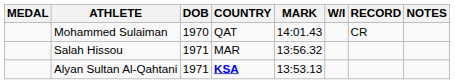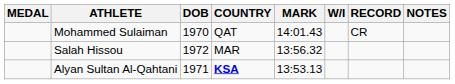(196, 50) 1971 -> (196, 50) 1972
